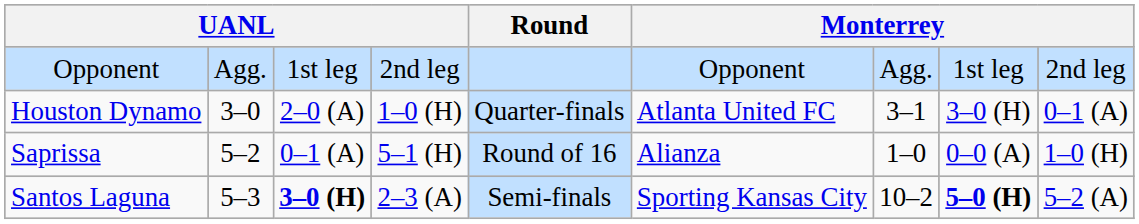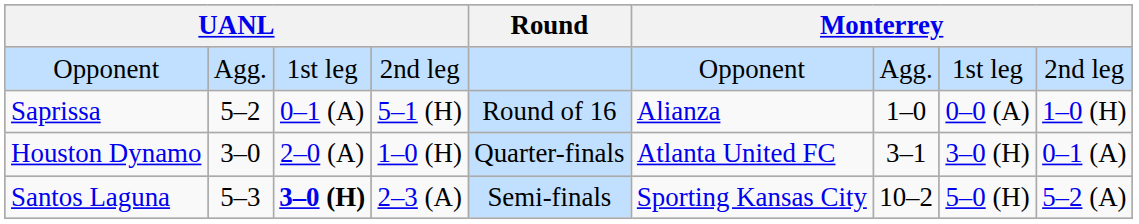rows swapped: (56, 153) <-> (106, 111)
(988, 196) bold -> (988, 196) normal
